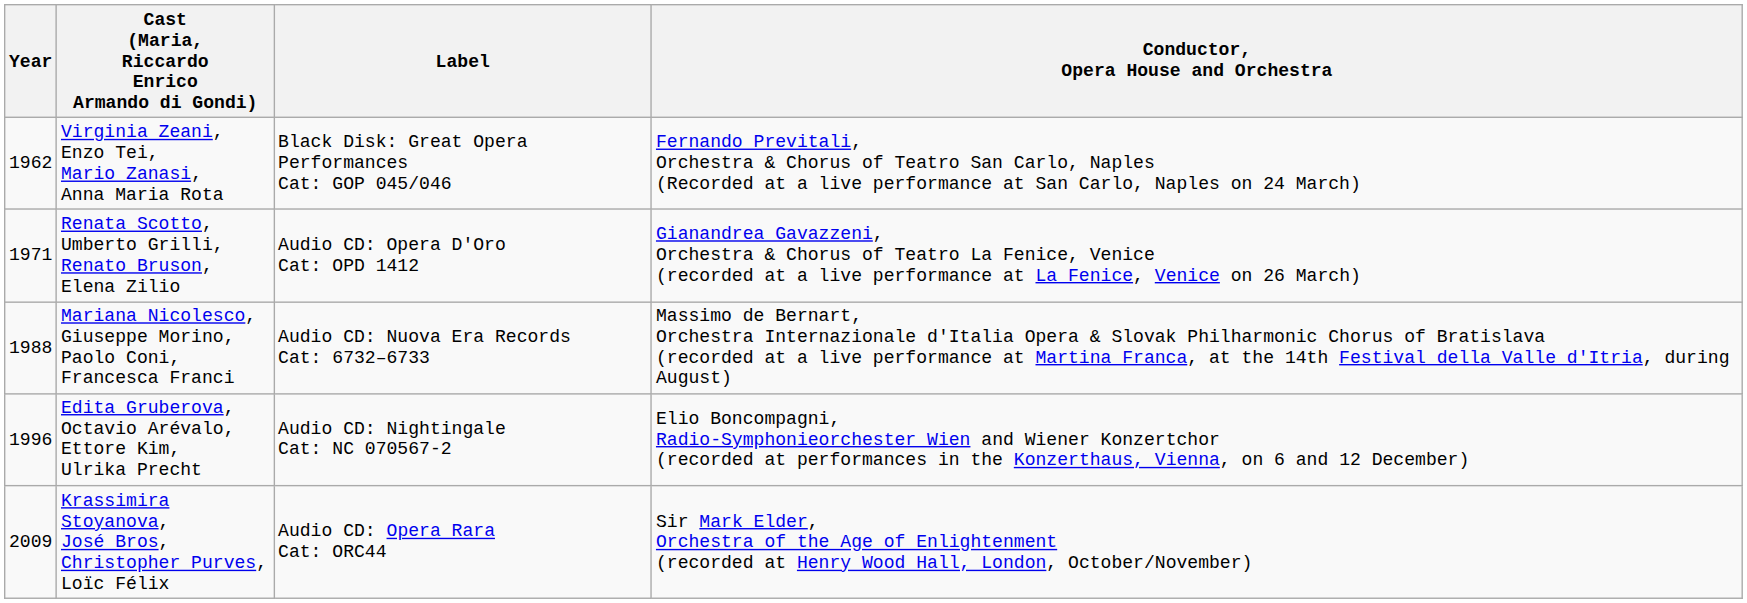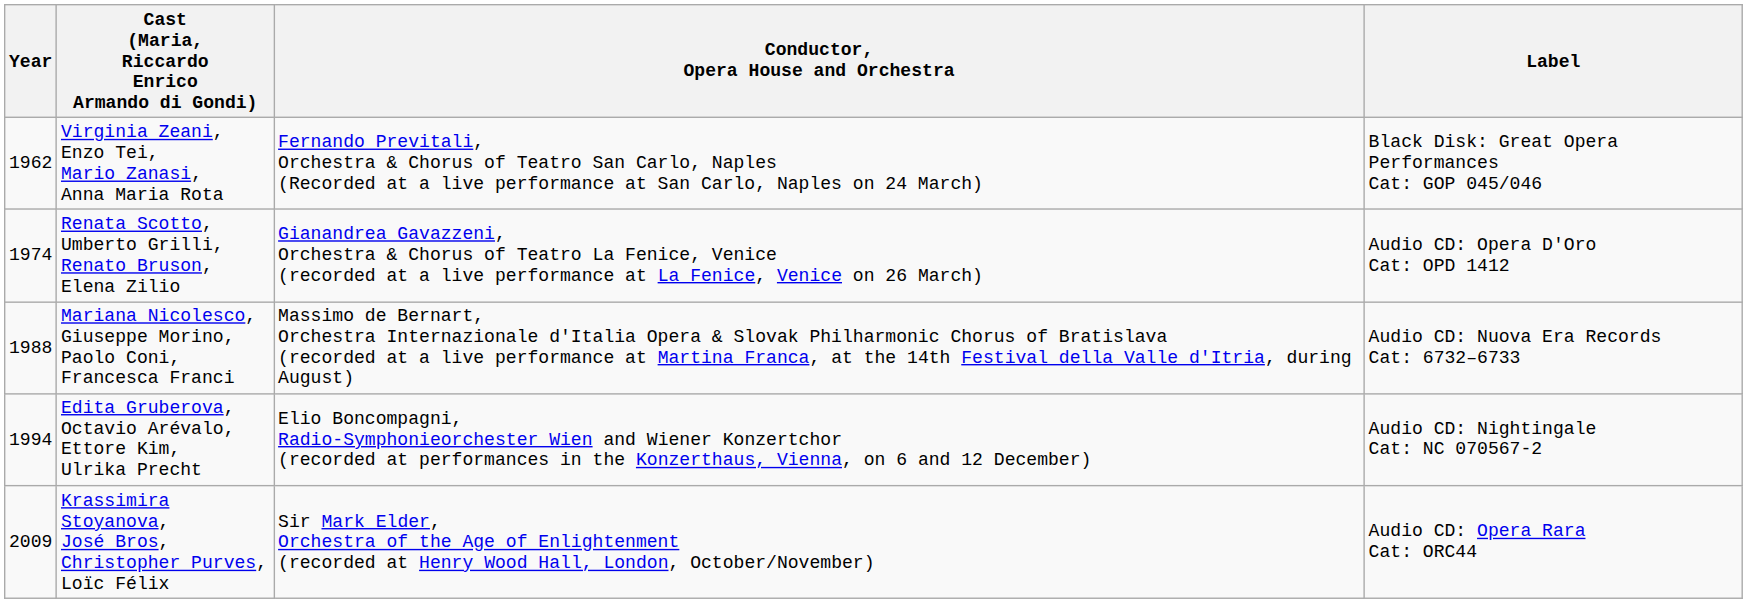columns swapped: (1197, 61) <-> (463, 61)
(31, 256) 1971 -> (31, 256) 1974
(31, 440) 1996 -> (31, 440) 1994
